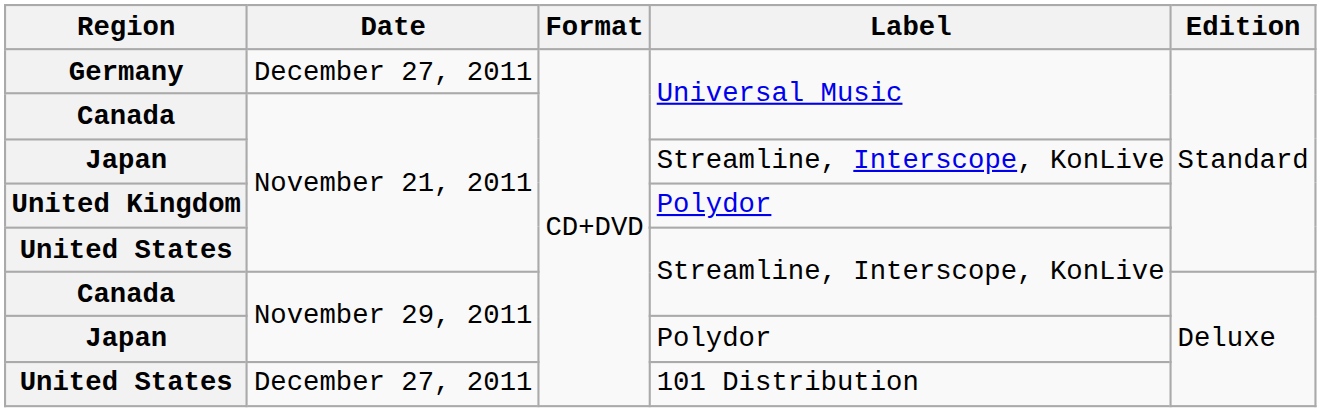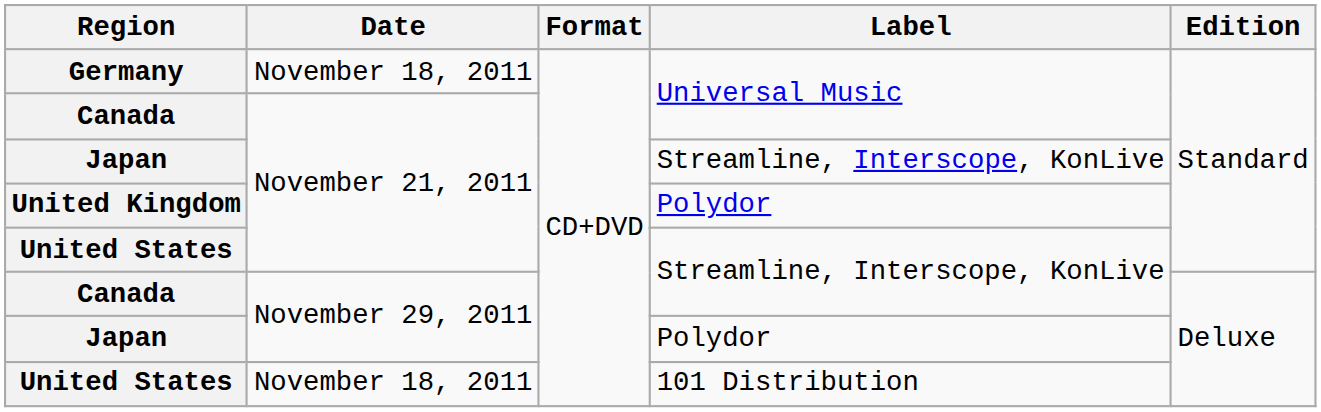(393, 72) December 27, 2011 -> (393, 72) November 18, 2011
(393, 383) December 27, 2011 -> (393, 383) November 18, 2011
